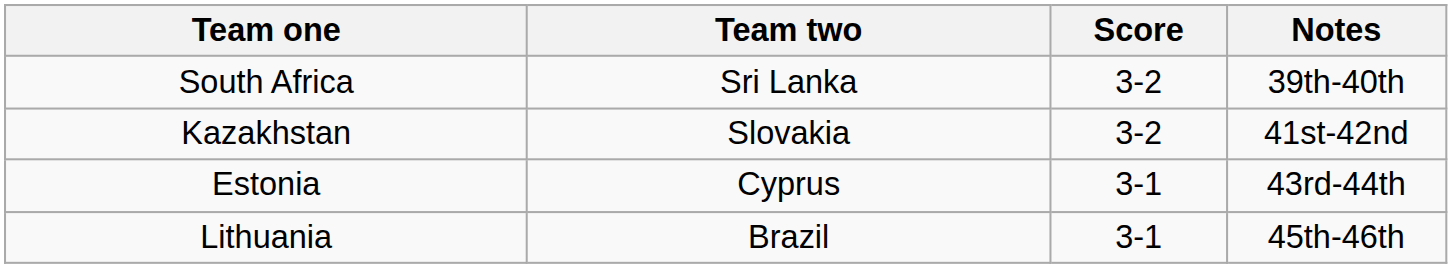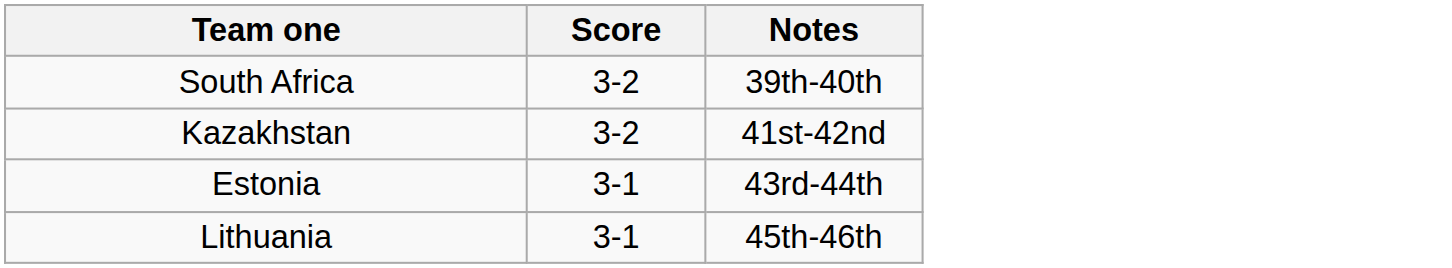- column: (789, 30)
